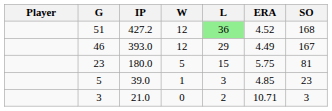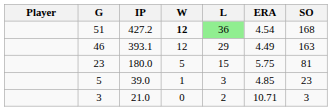(182, 30) normal -> (182, 30) bold
(265, 30) 4.52 -> (265, 30) 4.54
(140, 47) 393.0 -> (140, 47) 393.1
(306, 47) 167 -> (306, 47) 163
